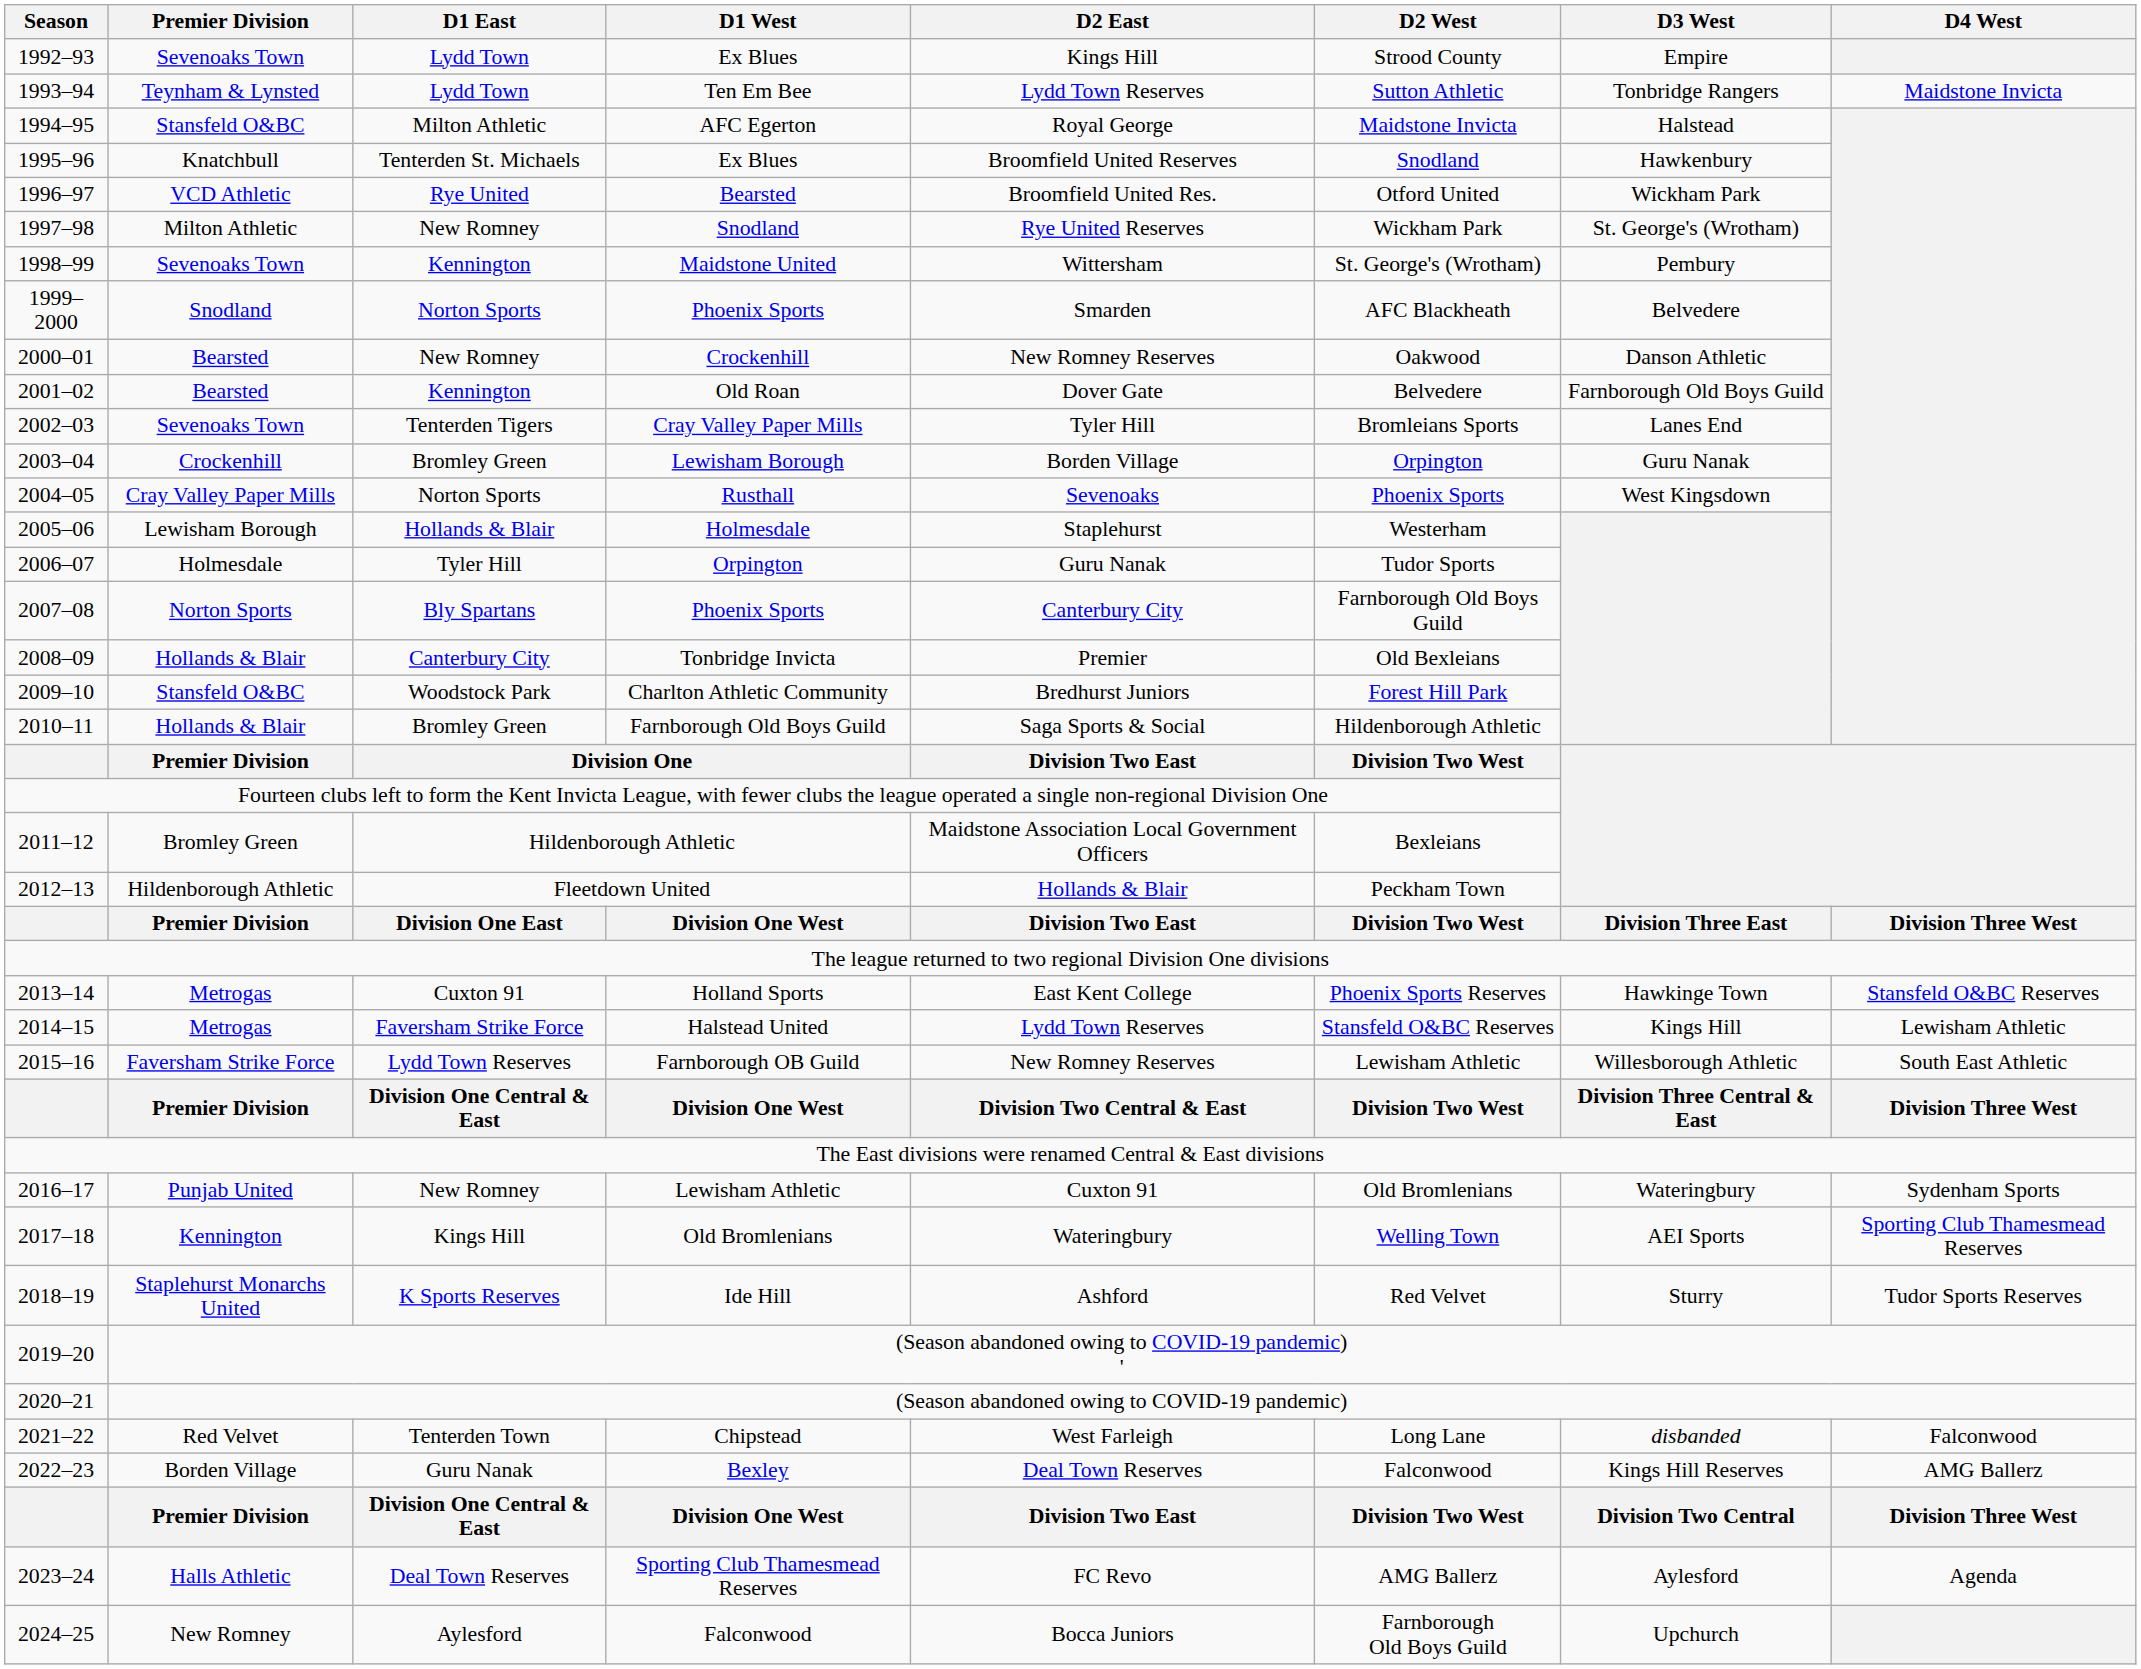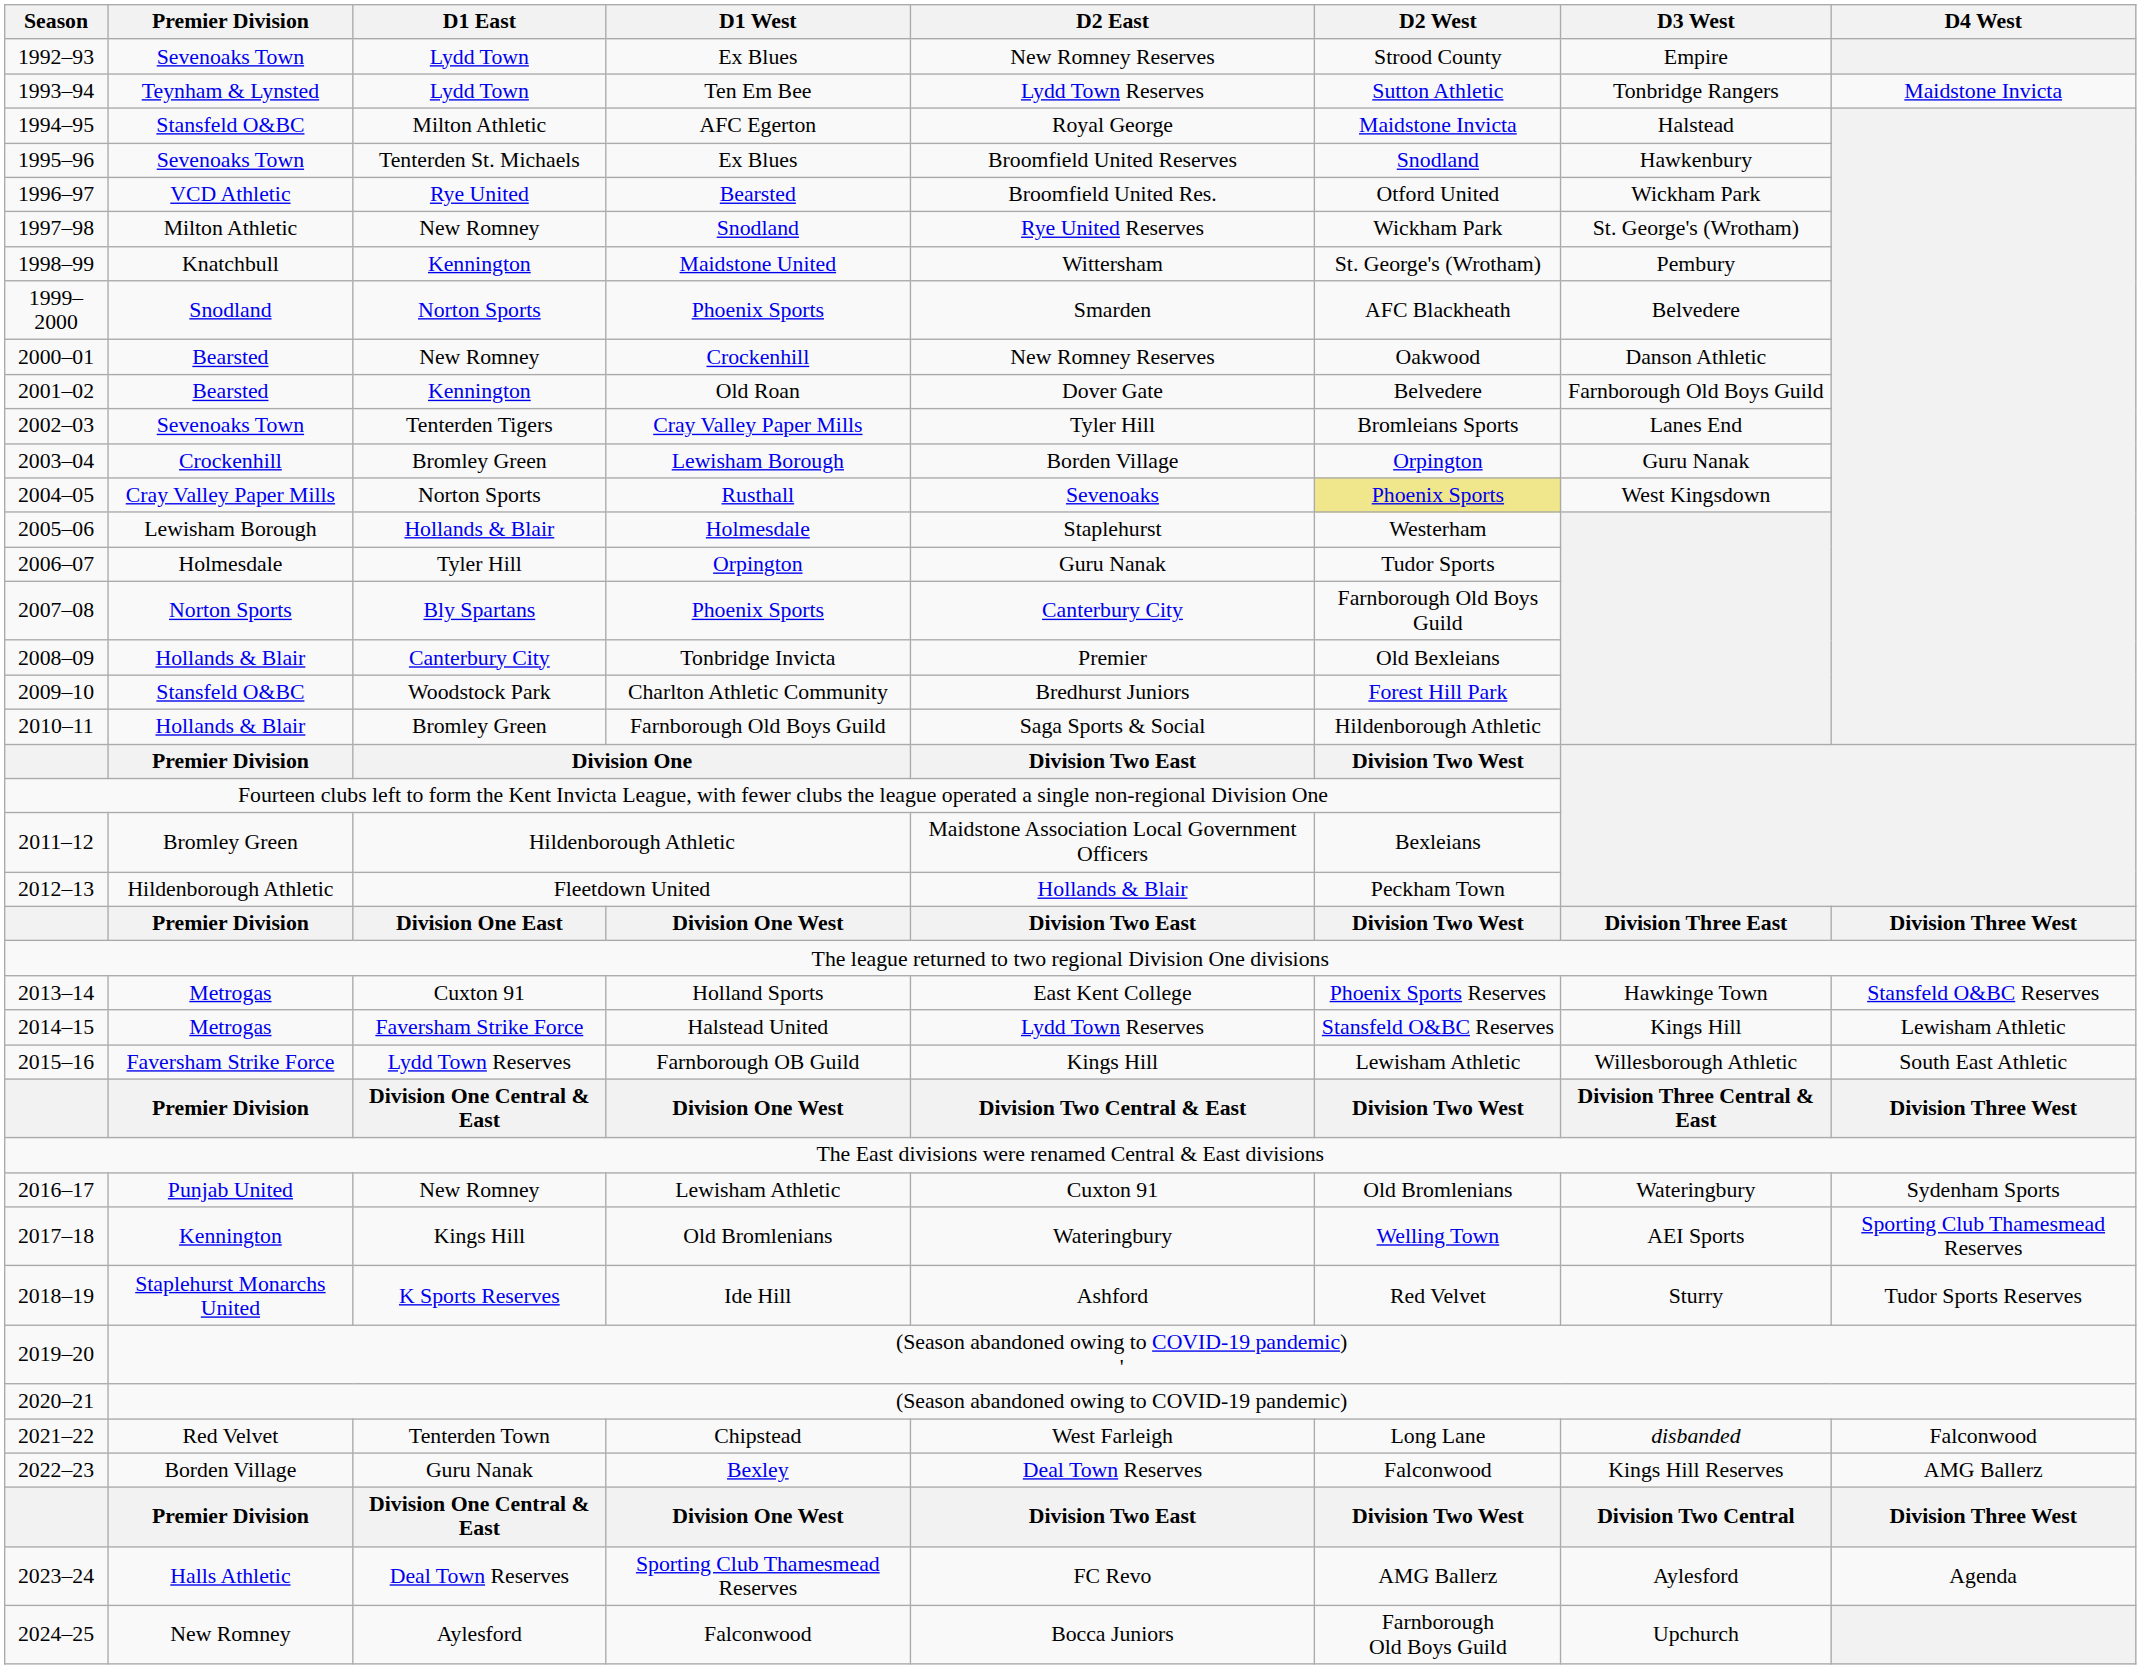(1112, 56) Kings Hill -> (1112, 56) New Romney Reserves
(230, 159) Knatchbull -> (230, 159) Sevenoaks Town
(230, 263) Sevenoaks Town -> (230, 263) Knatchbull
(1438, 494) no background -> (1438, 494) khaki background
(1112, 1061) New Romney Reserves -> (1112, 1061) Kings Hill
